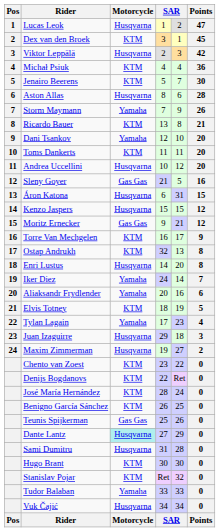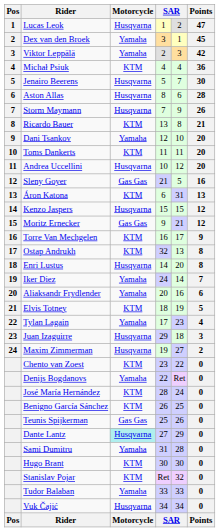(133, 39) KTM -> (133, 39) Yamaha
(133, 53) Husqvarna -> (133, 53) Yamaha
(133, 82) KTM -> (133, 82) Husqvarna
(133, 110) Yamaha -> (133, 110) Husqvarna
(133, 195) Husqvarna -> (133, 195) KTM
(201, 195) 15 -> (201, 195) 13
(133, 378) KTM -> (133, 378) Yamaha
(133, 449) Husqvarna -> (133, 449) Yamaha
